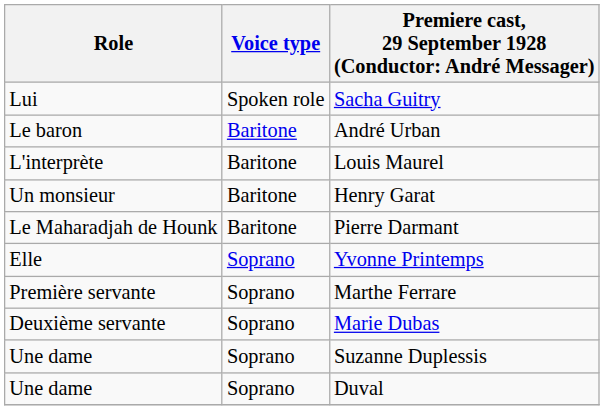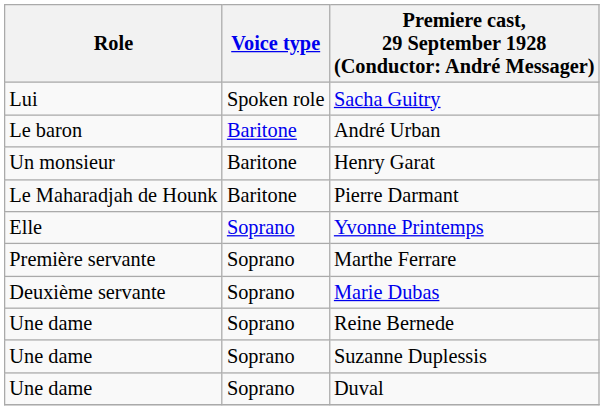- row: (389, 163)
+ row: (394, 324)
